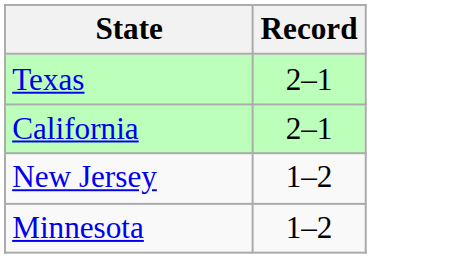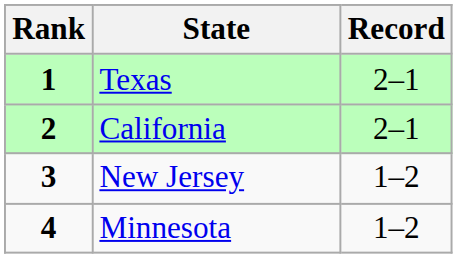+ column: (49, 29)
